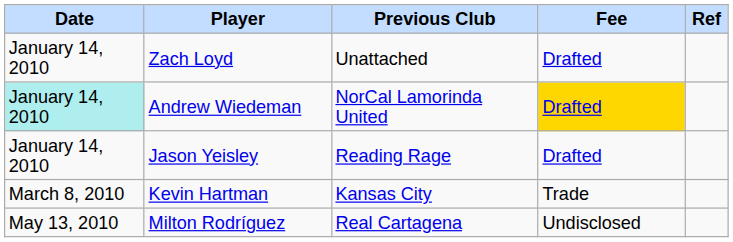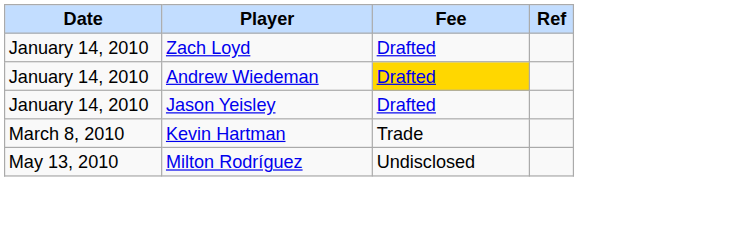- column: (435, 19)
(56, 107) paleturquoise background -> (79, 76) no background
